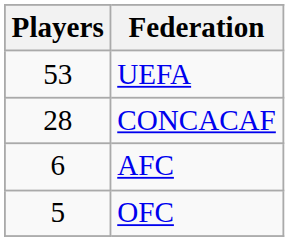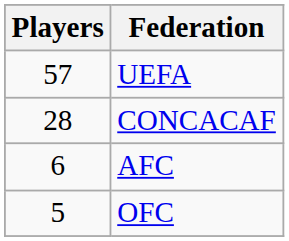(58, 73) 53 -> (58, 73) 57
